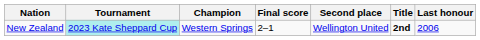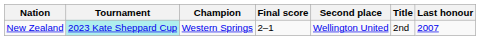(402, 28) bold -> (401, 28) normal
(428, 28) 2006 -> (428, 28) 2007
